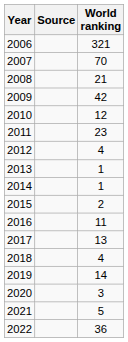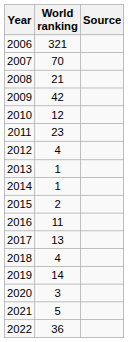columns swapped: (101, 20) <-> (56, 20)
